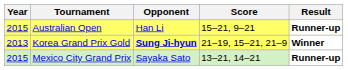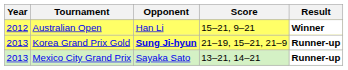(17, 28) 2015 -> (17, 28) 2012
(316, 28) Runner-up -> (308, 28) Winner
(308, 43) Winner -> (316, 43) Runner-up
(17, 58) 2015 -> (17, 58) 2013
